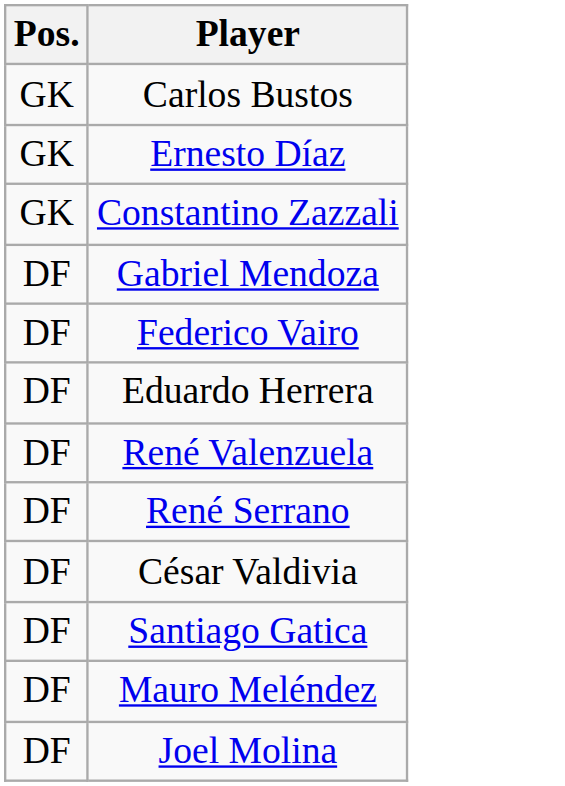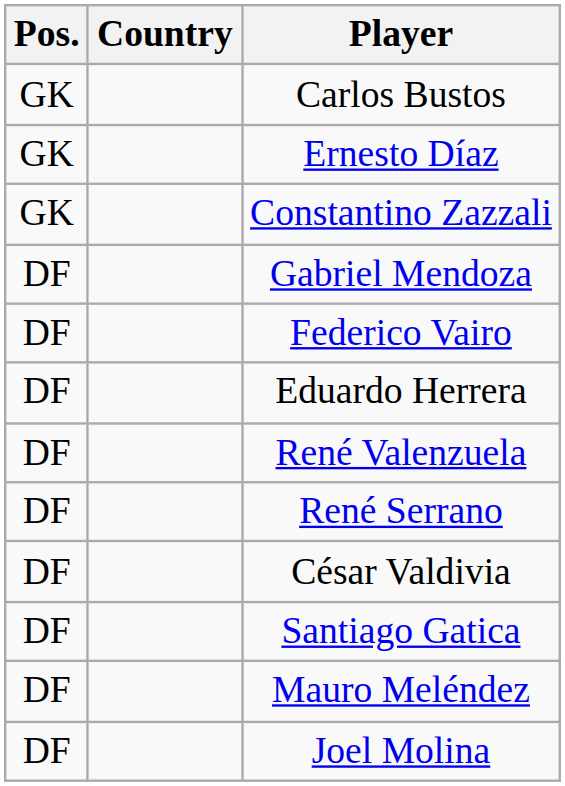+ column: (165, 34)
